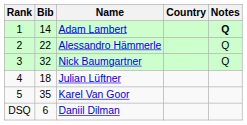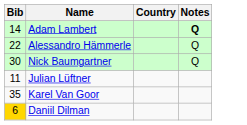- column: (19, 12)
(45, 62) 32 -> (15, 62) 30
(45, 78) 18 -> (15, 78) 11
(45, 111) no background -> (15, 111) gold background
